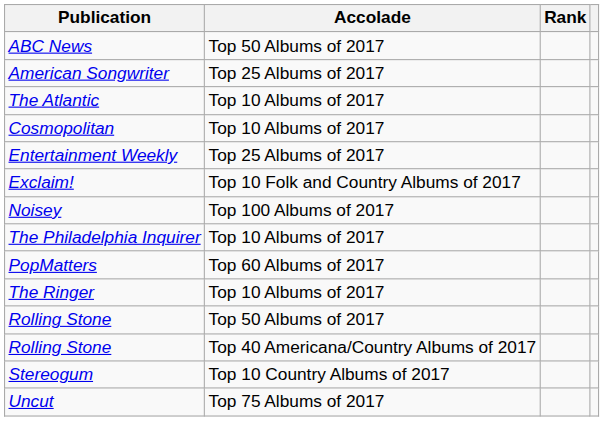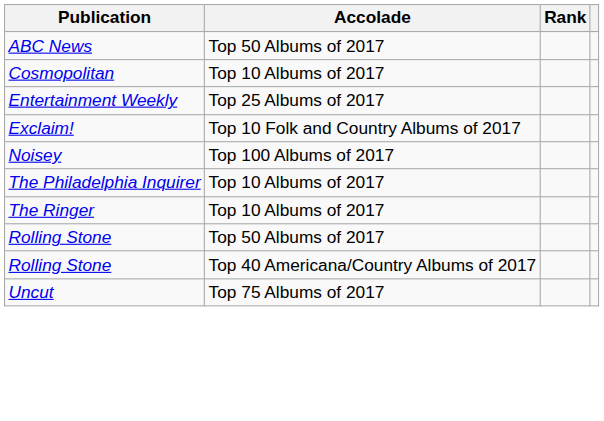- row: (89, 73)
- row: (54, 100)
- row: (53, 264)
- row: (51, 374)
